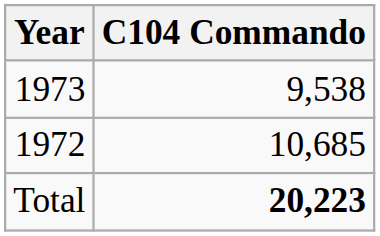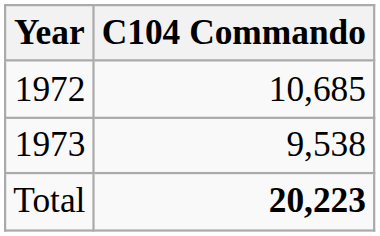rows swapped: (50, 144) <-> (50, 88)
